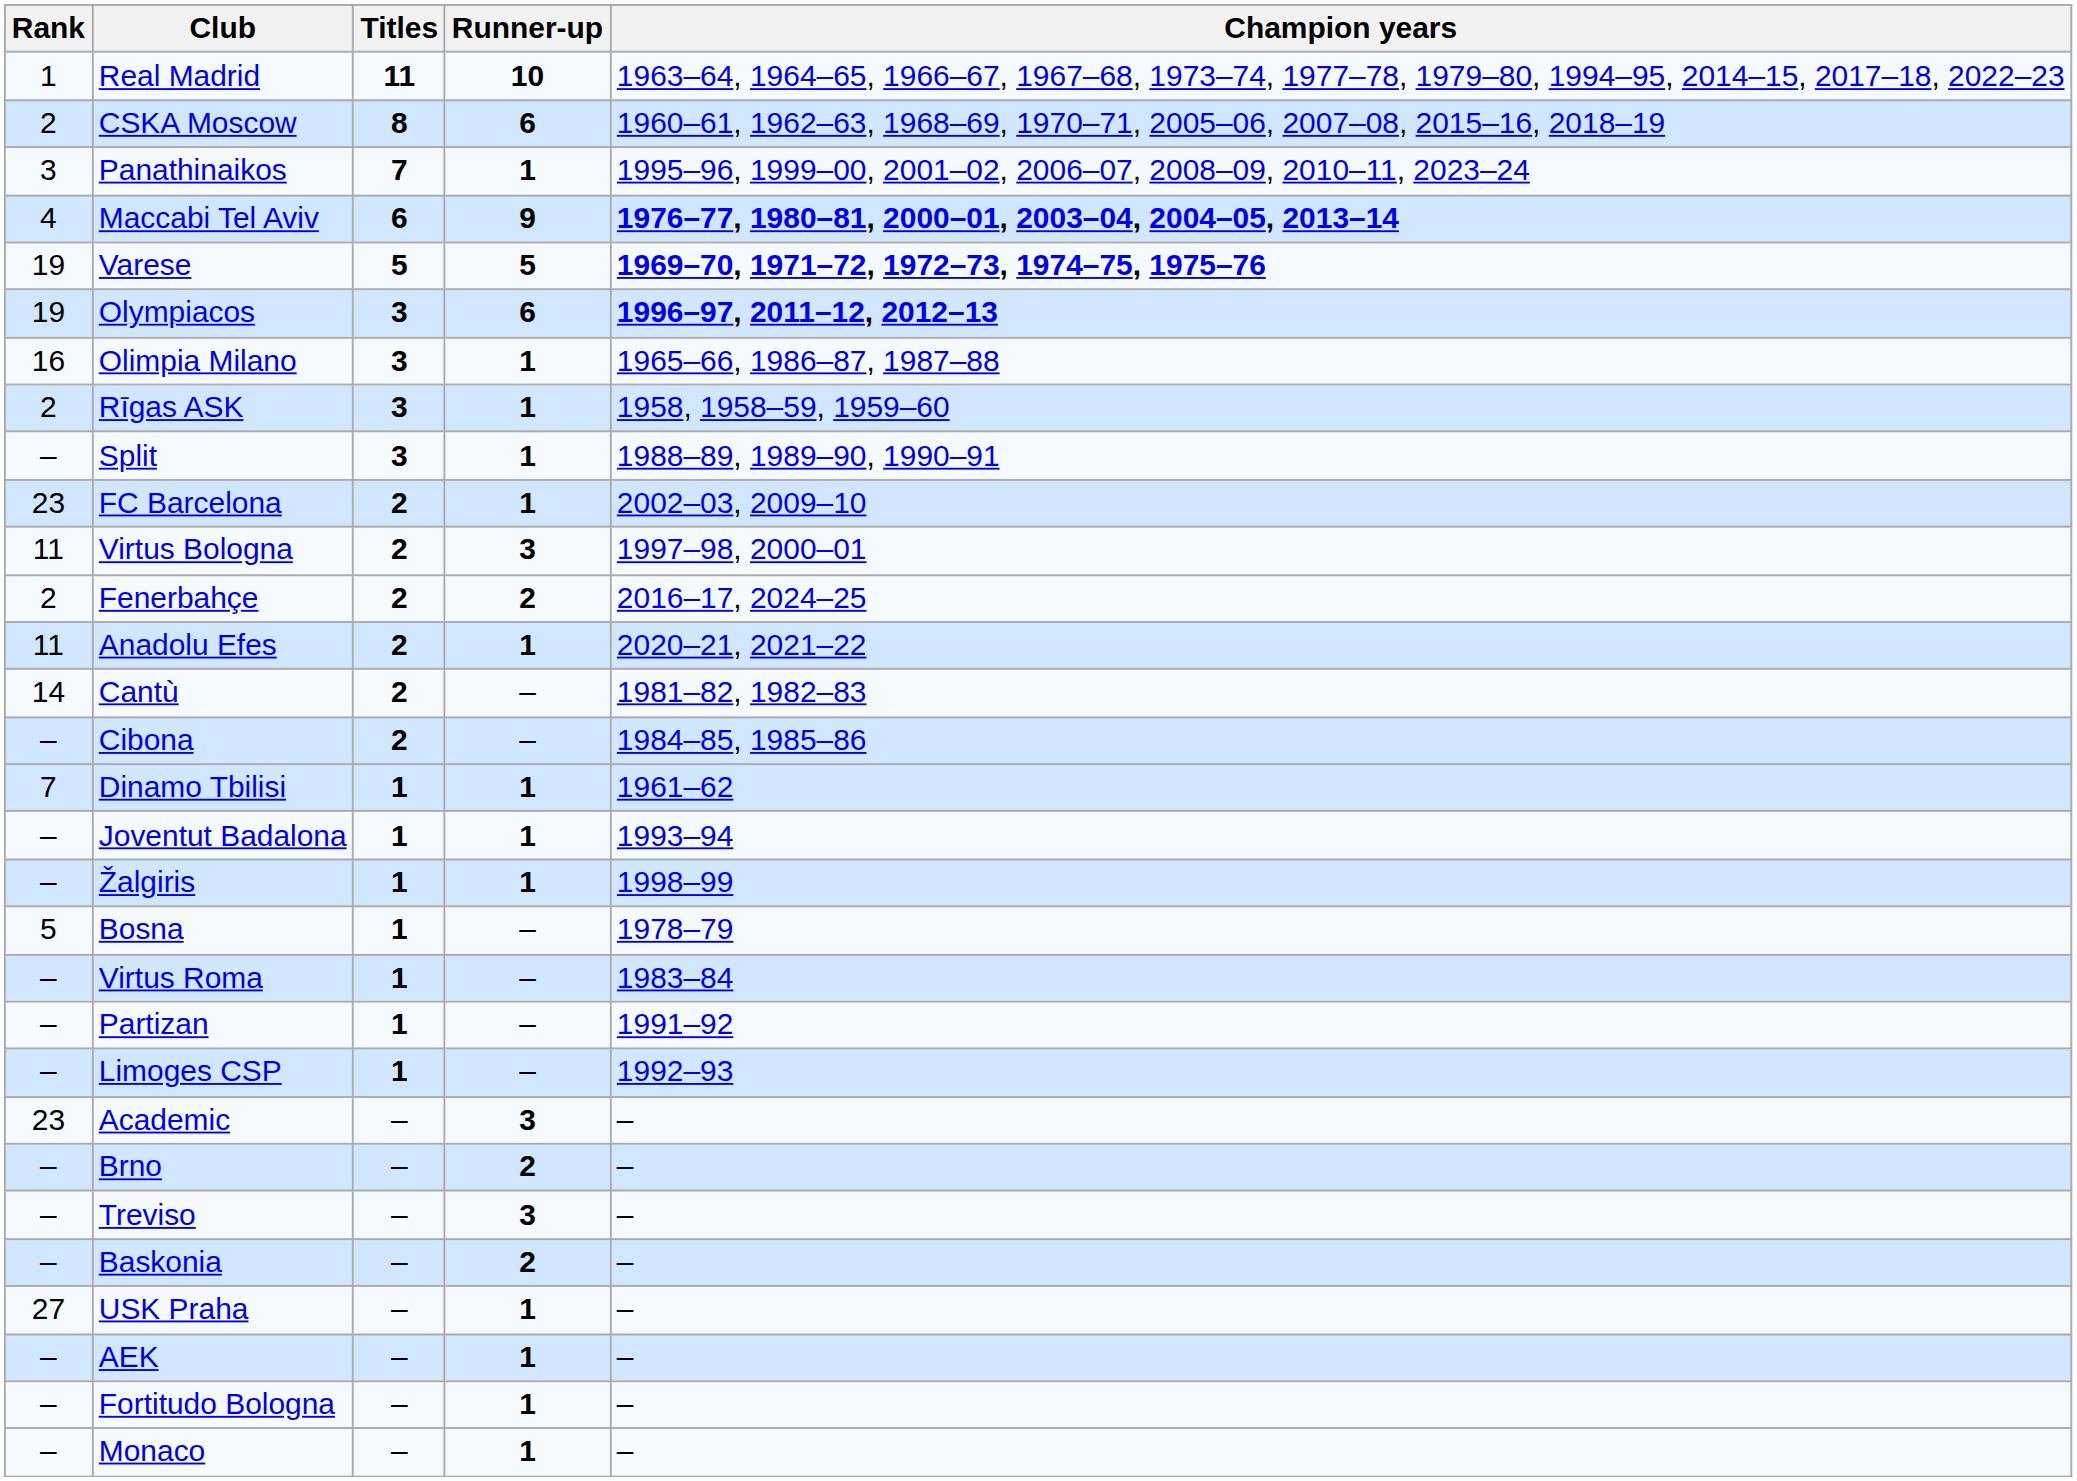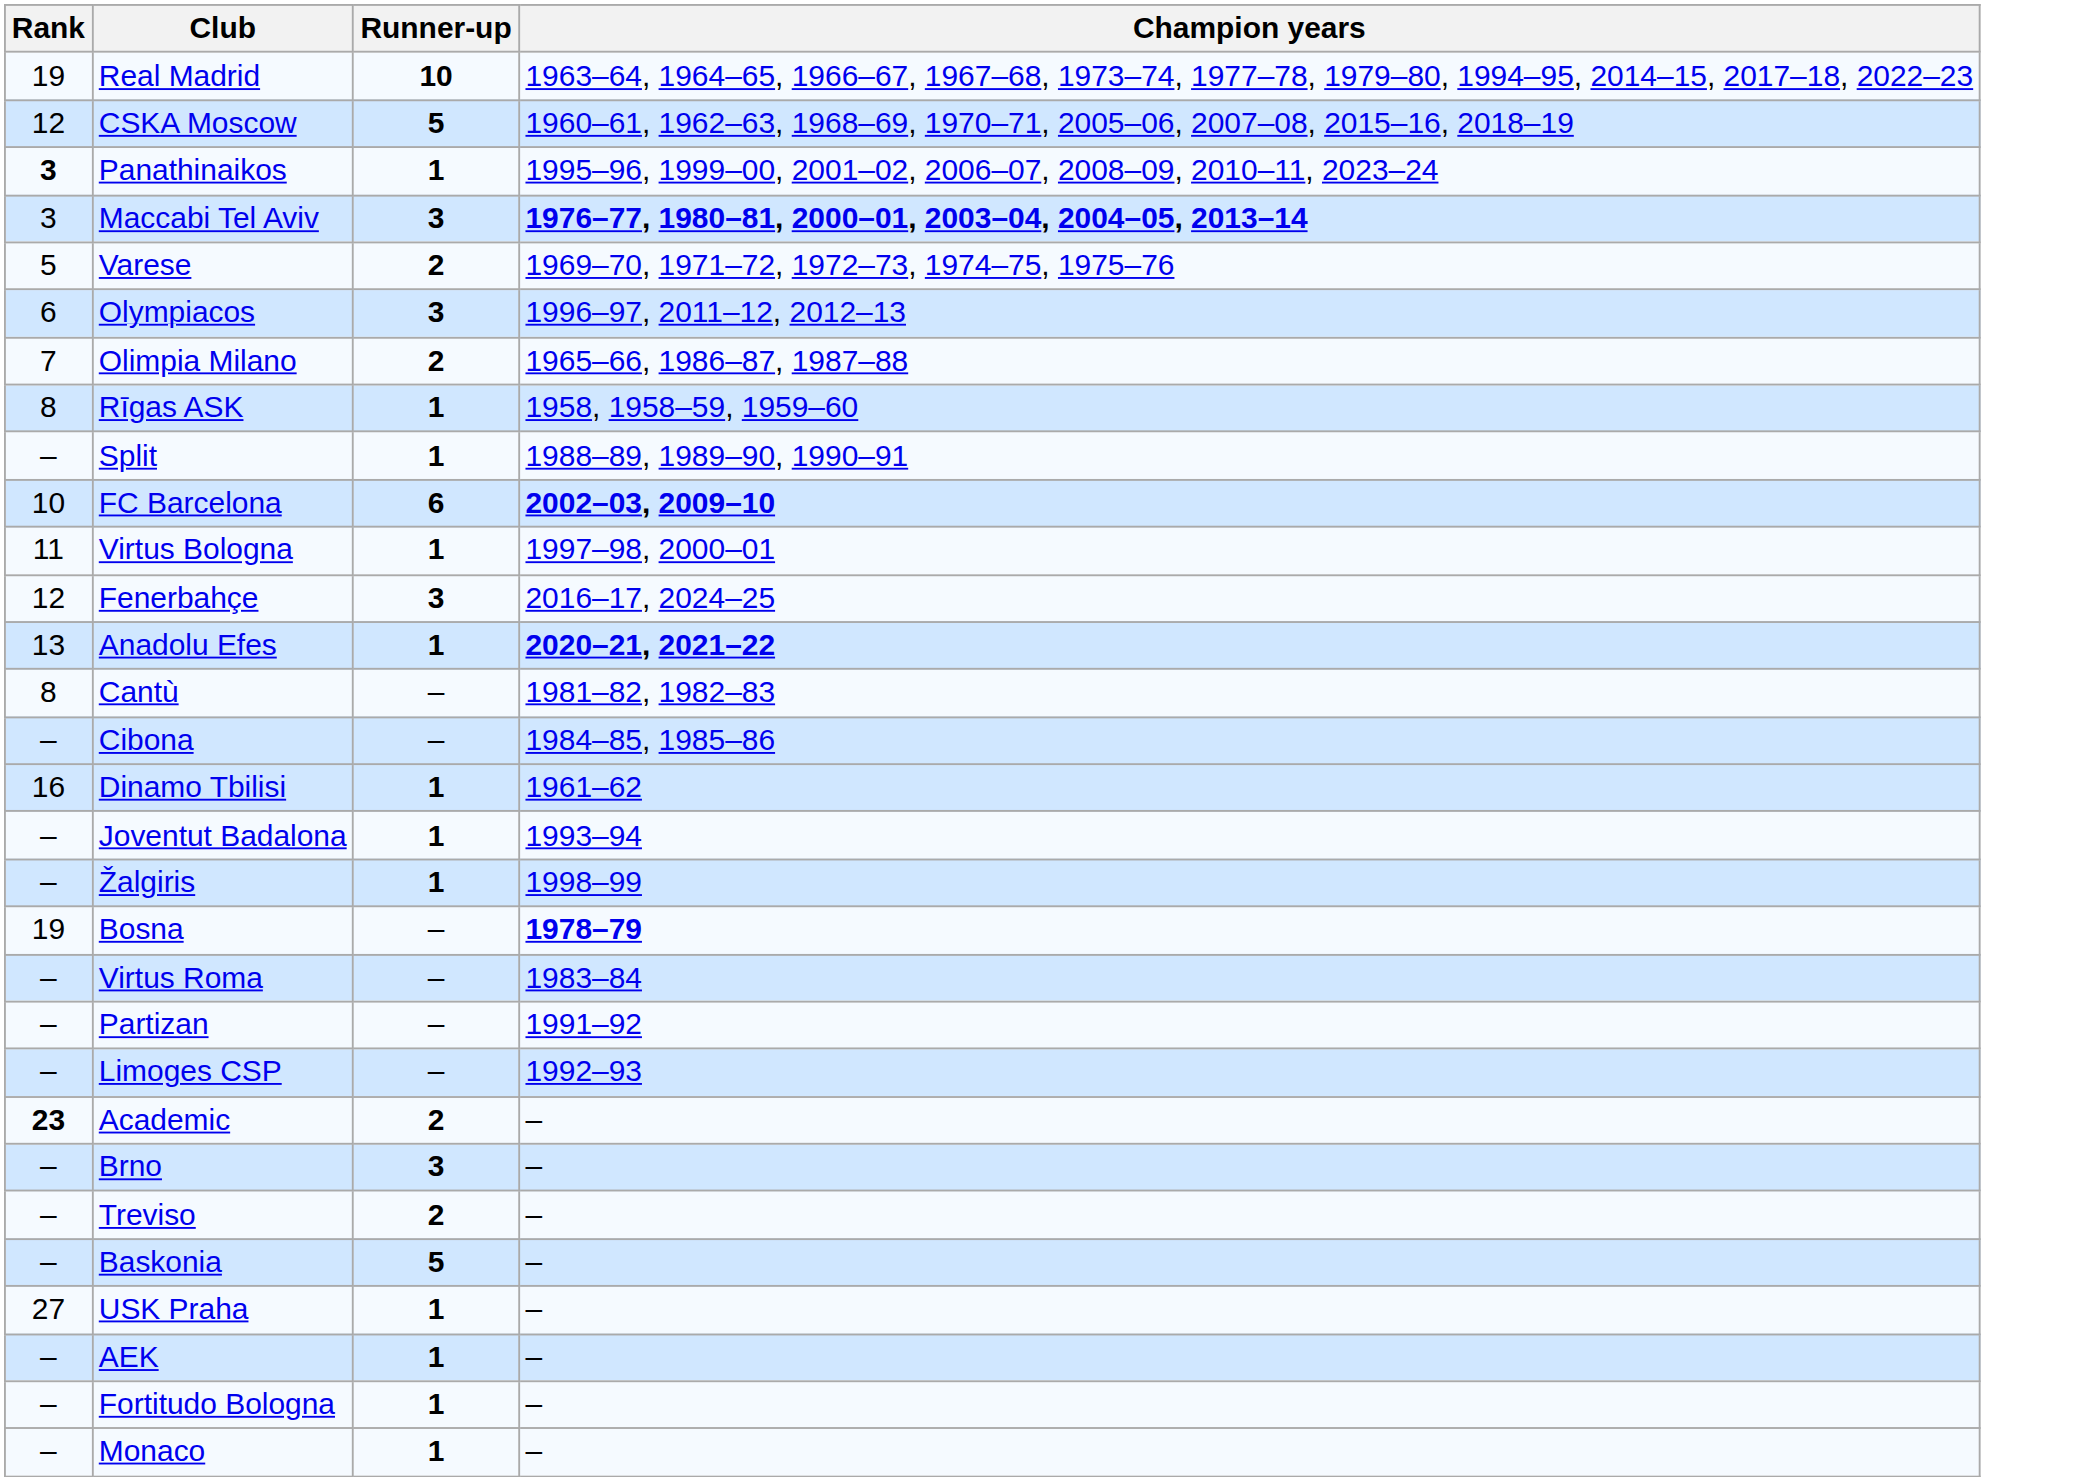- column: (399, 28)
(48, 75) 1 -> (48, 75) 19
(48, 123) 2 -> (48, 123) 12
(527, 123) 6 -> (436, 123) 5
(48, 170) normal -> (48, 170) bold
(48, 218) 4 -> (48, 218) 3
(527, 218) 9 -> (436, 218) 3
(48, 265) 19 -> (48, 265) 5
(527, 265) 5 -> (436, 265) 2
(941, 265) bold -> (850, 265) normal
(48, 312) 19 -> (48, 312) 6
(527, 312) 6 -> (436, 312) 3
(807, 312) bold -> (716, 312) normal
(48, 360) 16 -> (48, 360) 7
(527, 360) 1 -> (436, 360) 2
(48, 407) 2 -> (48, 407) 8
(48, 502) 23 -> (48, 502) 10
(527, 502) 1 -> (436, 502) 6
(742, 502) normal -> (650, 502) bold
(527, 550) 3 -> (436, 550) 1
(48, 597) 2 -> (48, 597) 12
(527, 597) 2 -> (436, 597) 3
(48, 645) 11 -> (48, 645) 13
(742, 645) normal -> (650, 645) bold
(48, 692) 14 -> (48, 692) 8
(48, 787) 7 -> (48, 787) 16
(48, 929) 5 -> (48, 929) 19
(675, 929) normal -> (584, 929) bold
(48, 1119) normal -> (48, 1119) bold
(527, 1119) 3 -> (436, 1119) 2
(527, 1167) 2 -> (436, 1167) 3
(527, 1214) 3 -> (436, 1214) 2
(527, 1261) 2 -> (436, 1261) 5
